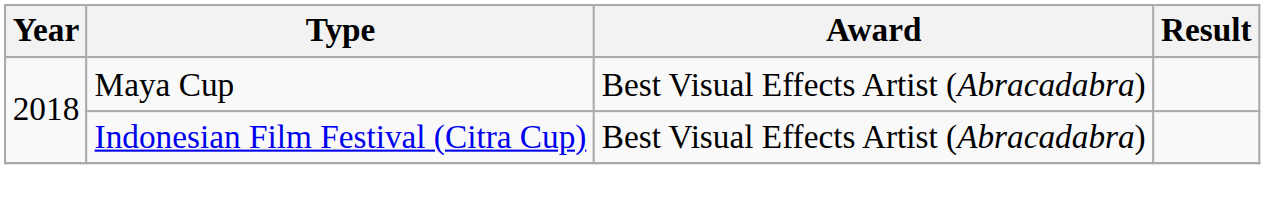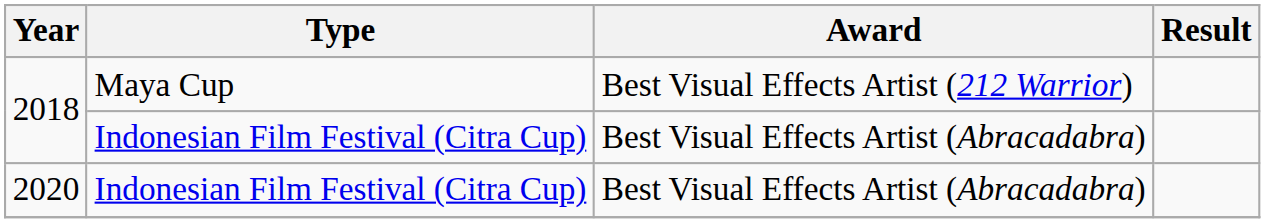(874, 83) Best Visual Effects Artist (Abracadabra) -> (867, 83) Best Visual Effects Artist (212 Warrior)
+ row: (46, 189)
